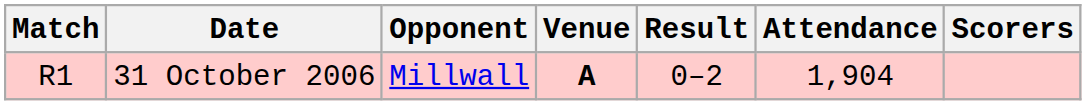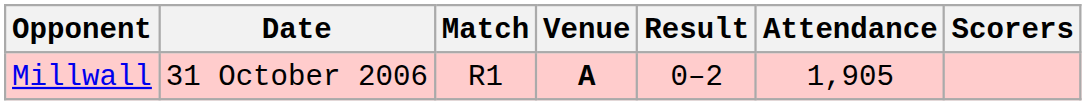columns swapped: (56, 29) <-> (459, 29)
(850, 76) 1,904 -> (850, 76) 1,905
